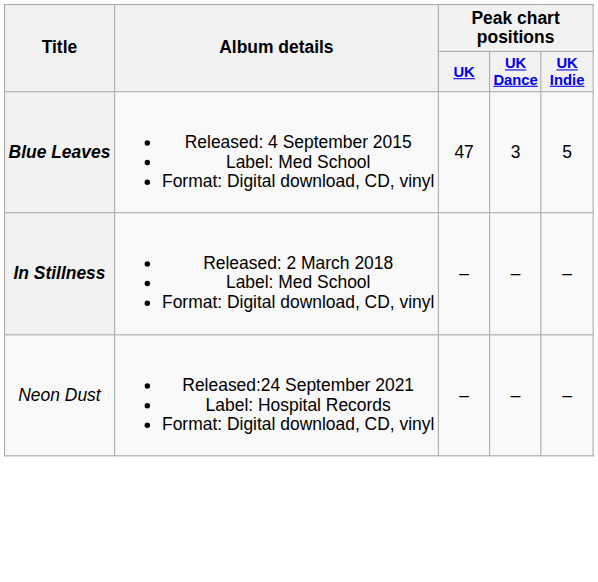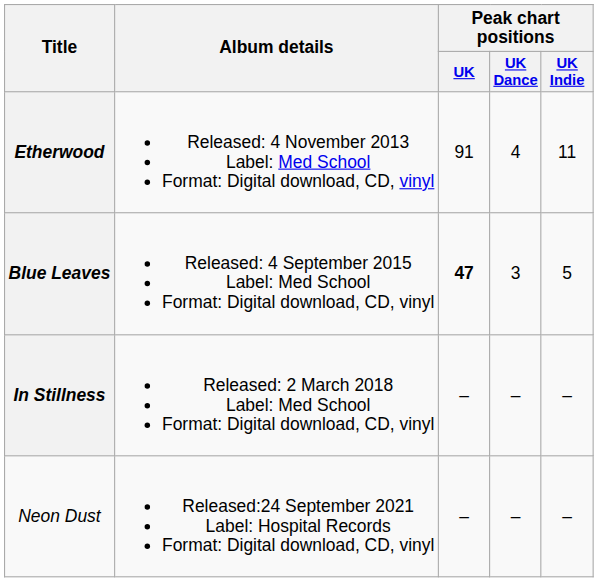+ row: (59, 152)
(464, 152) normal -> (464, 273) bold
